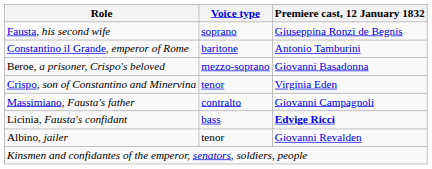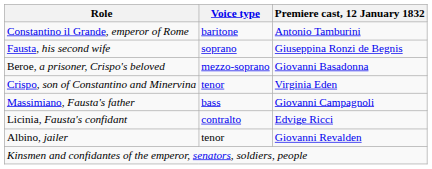rows swapped: (98, 48) <-> (59, 31)
(221, 102) contralto -> (211, 102) bass
(211, 119) bass -> (221, 119) contralto
(305, 119) bold -> (304, 119) normal
